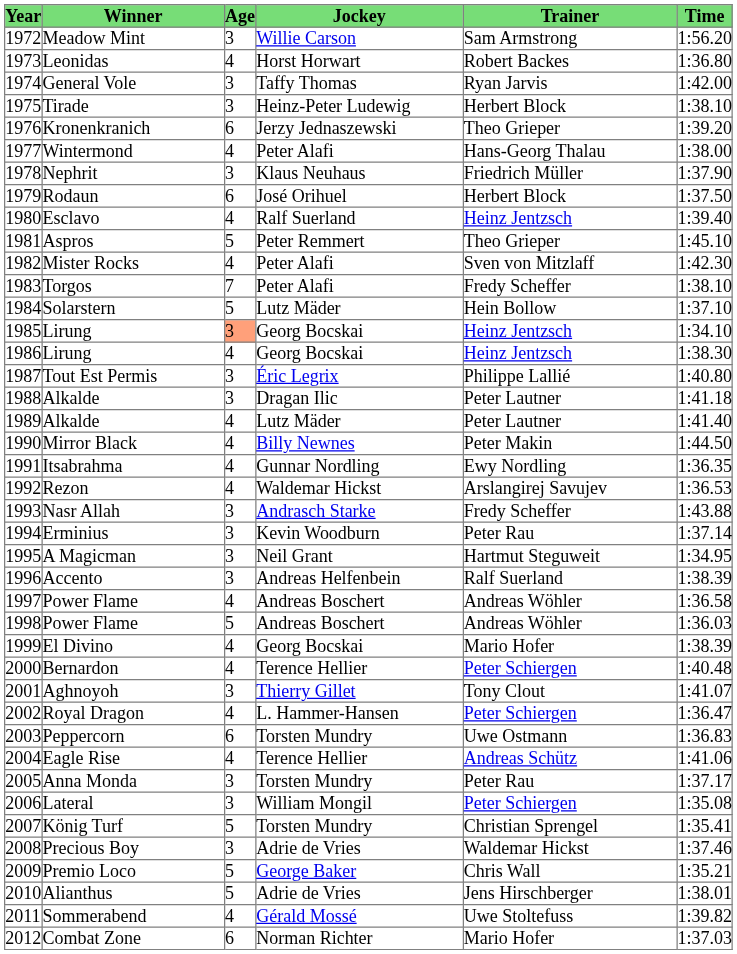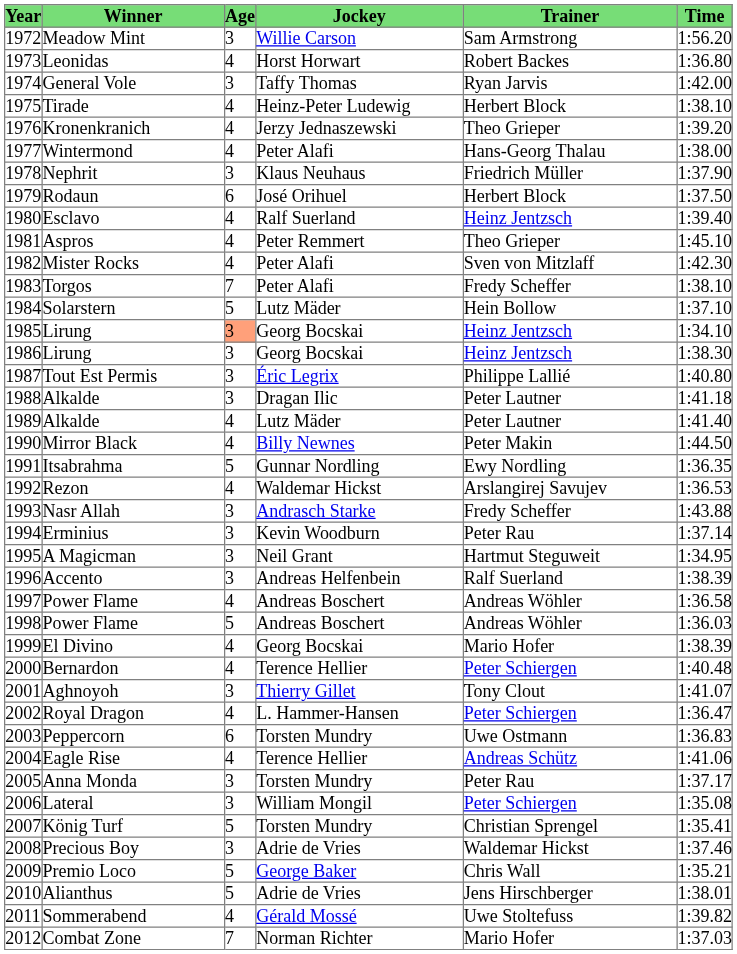(229, 105) 3 -> (229, 105) 4
(229, 128) 6 -> (229, 128) 4
(229, 240) 5 -> (229, 240) 4
(229, 353) 4 -> (229, 353) 3
(229, 465) 4 -> (229, 465) 5
(229, 938) 6 -> (229, 938) 7
